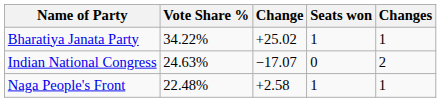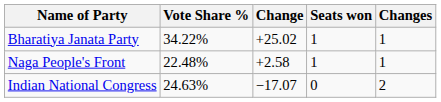rows swapped: (67, 85) <-> (82, 62)
